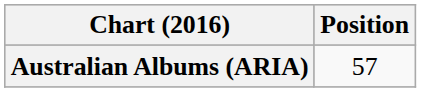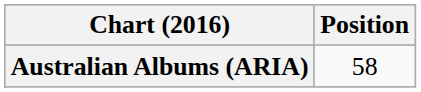(365, 65) 57 -> (365, 65) 58
